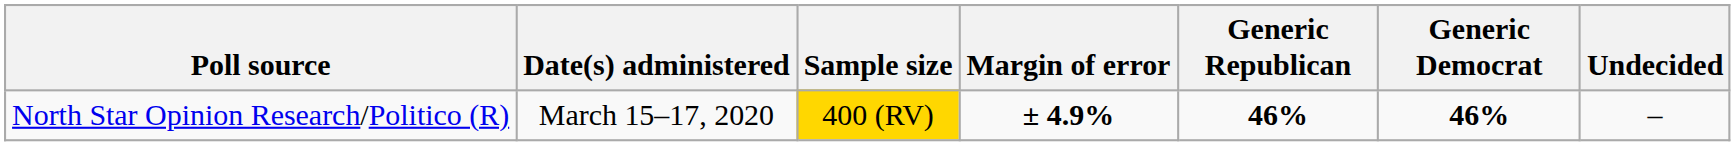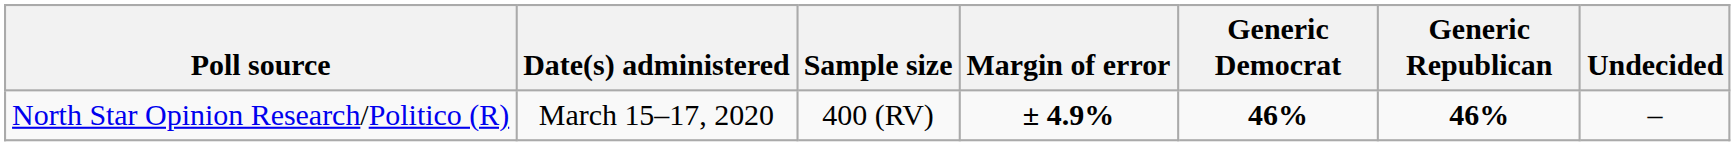columns swapped: (1479, 47) <-> (1278, 47)
(878, 114) gold background -> (878, 114) no background
